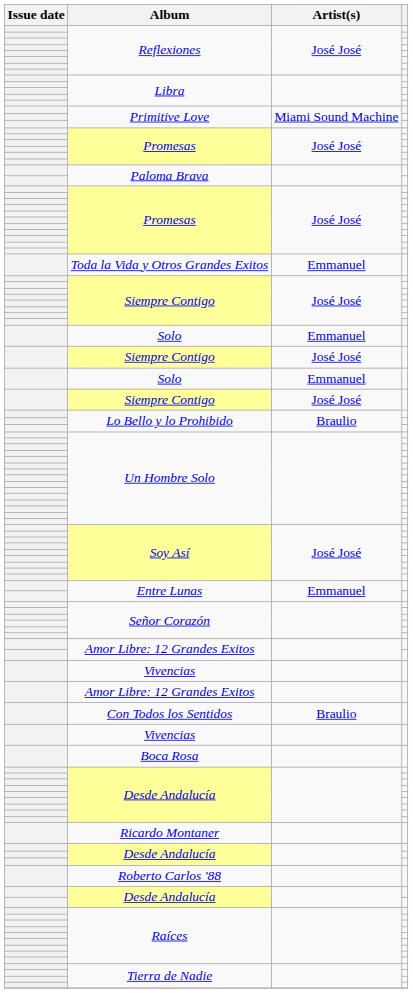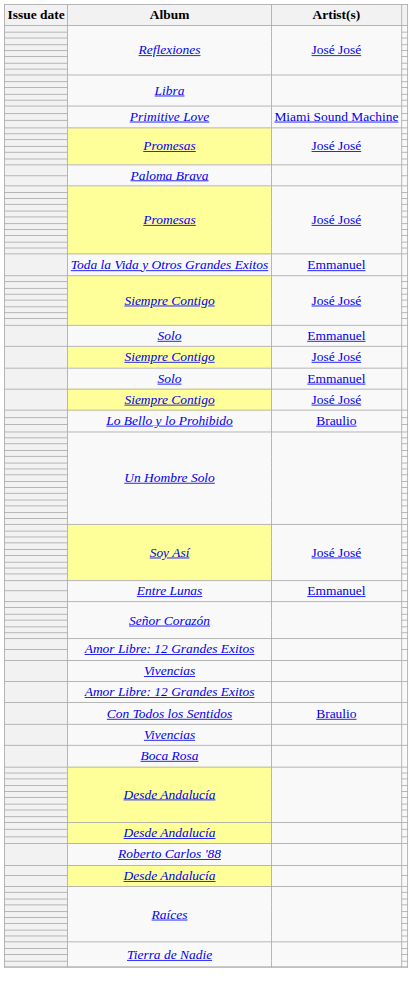- row: (170, 833)
